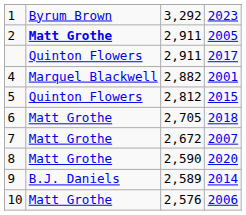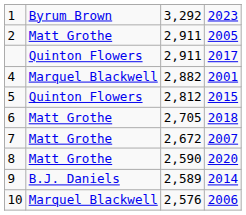(70, 35) bold -> (70, 35) normal
(70, 200) Matt Grothe -> (93, 200) Marquel Blackwell
